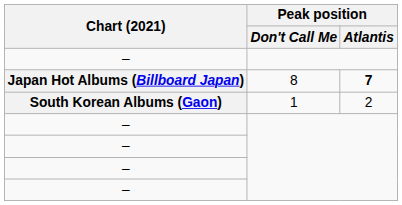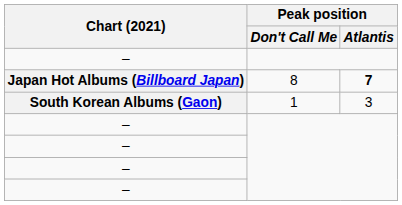(369, 102) 2 -> (369, 102) 3
